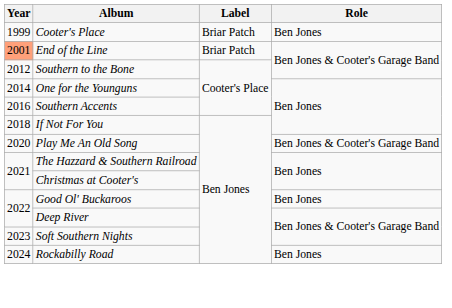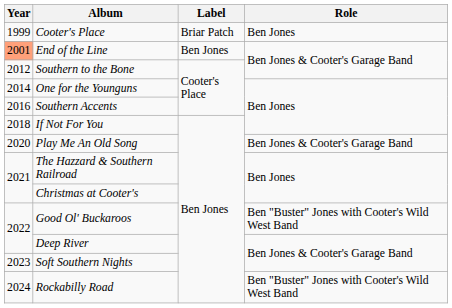(228, 50) Briar Patch -> (205, 50) Ben Jones
(298, 198) Ben Jones -> (338, 218) Ben "Buster" Jones with Cooter's Wild West Band
(298, 254) Ben Jones -> (338, 287) Ben "Buster" Jones with Cooter's Wild West Band
